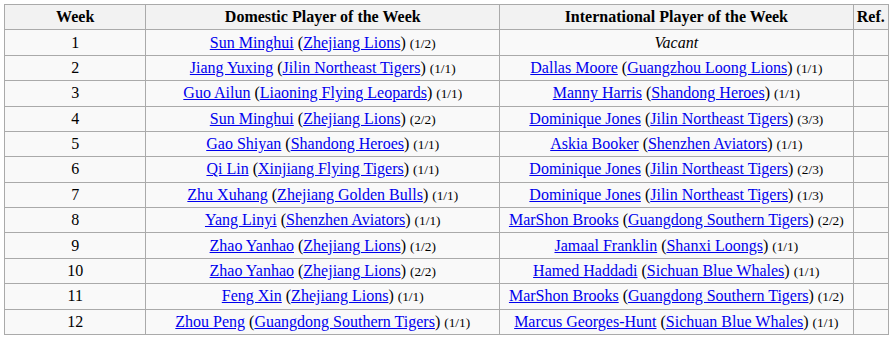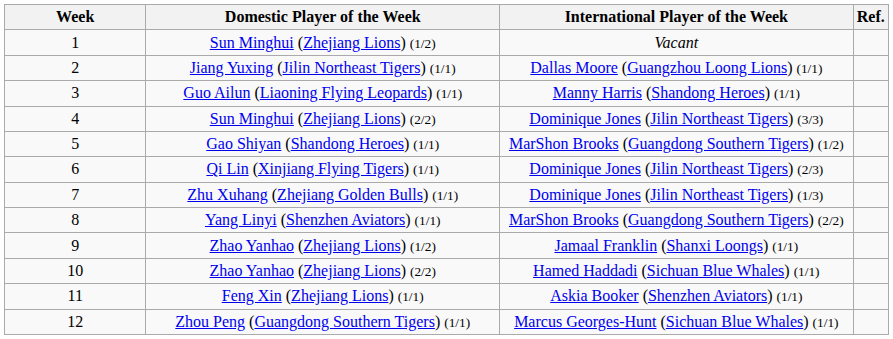(676, 144) Askia Booker (Shenzhen Aviators) (1/1) -> (676, 144) MarShon Brooks (Guangdong Southern Tigers) (1/2)
(676, 296) MarShon Brooks (Guangdong Southern Tigers) (1/2) -> (676, 296) Askia Booker (Shenzhen Aviators) (1/1)
